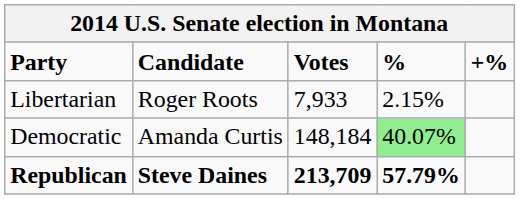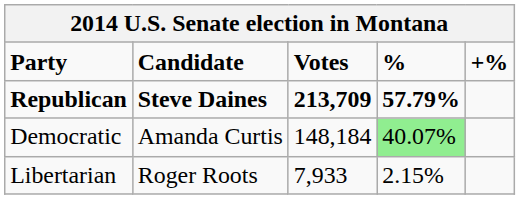rows swapped: (69, 174) <-> (63, 99)
